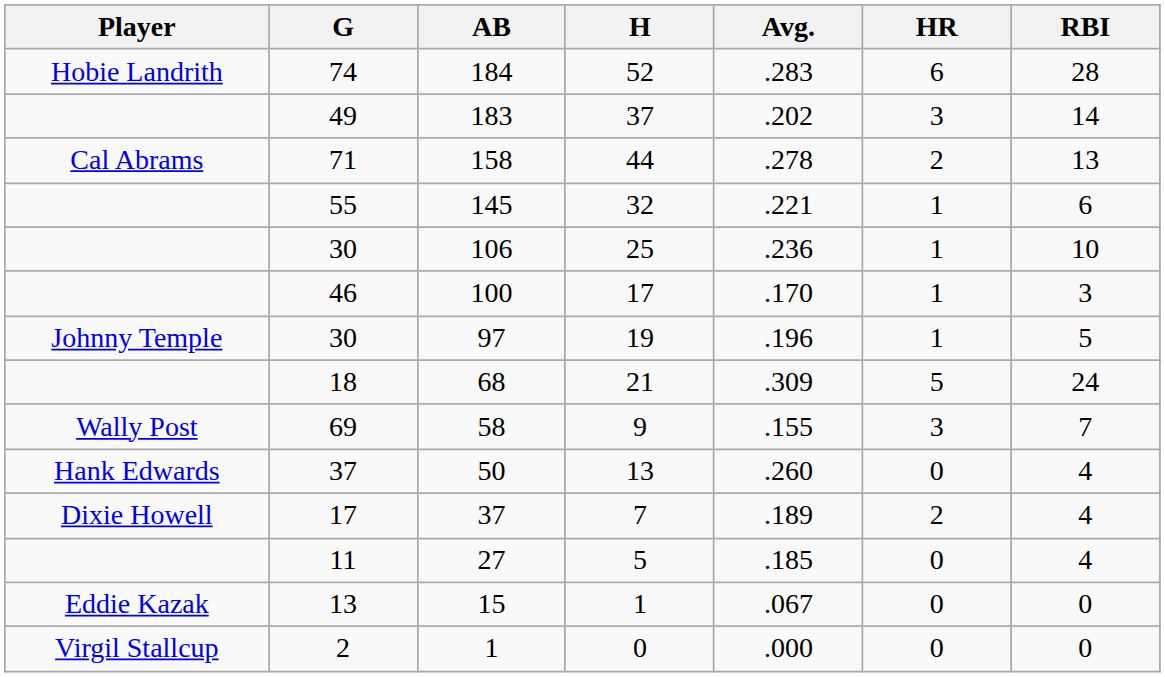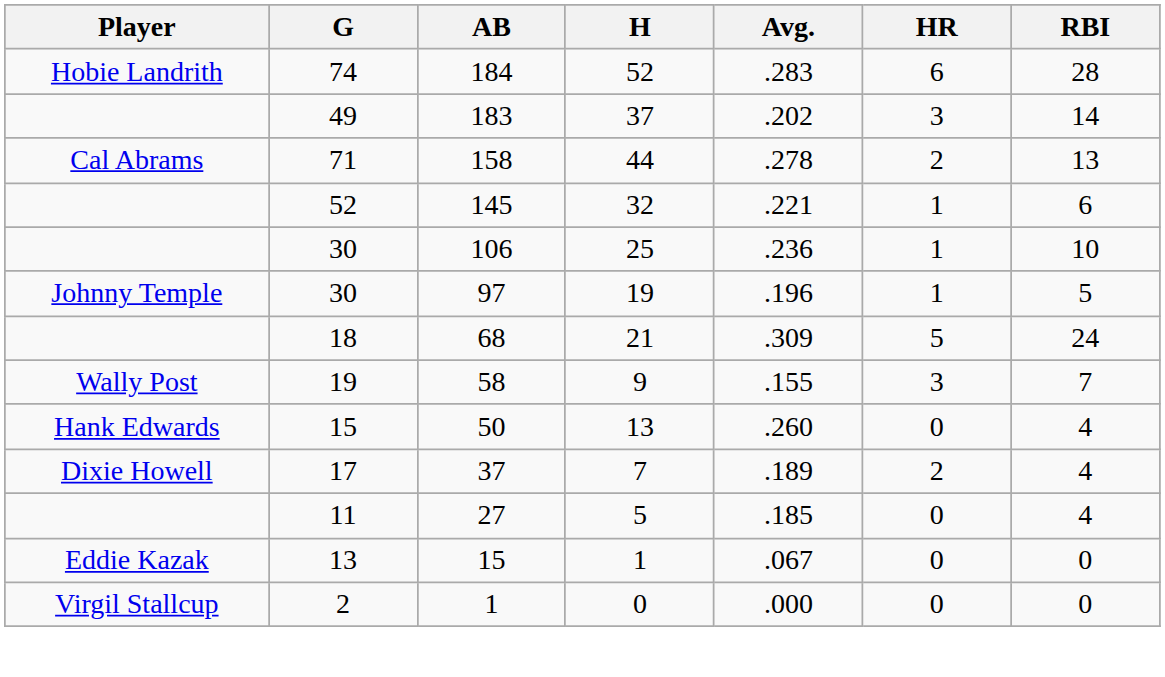(343, 204) 55 -> (343, 204) 52
- row: (491, 293)
(343, 426) 69 -> (343, 381) 19
(343, 470) 37 -> (343, 426) 15
